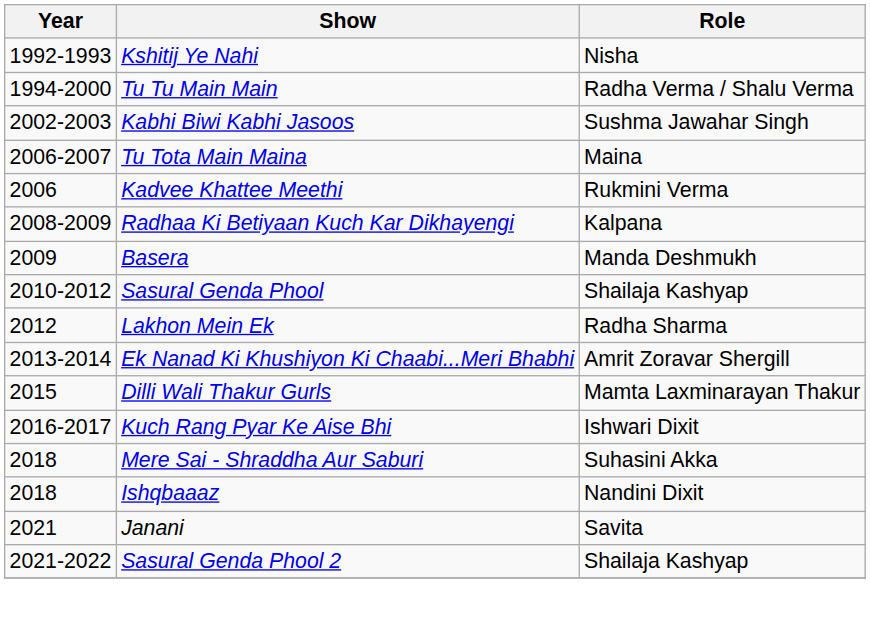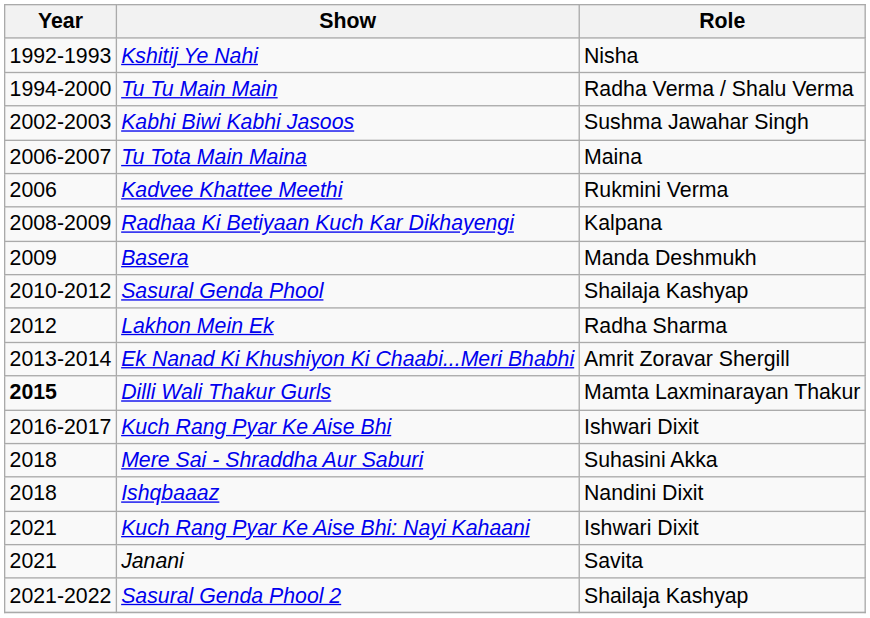(33, 392) normal -> (33, 392) bold
+ row: (325, 527)
